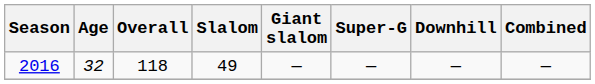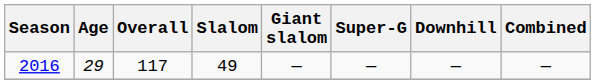(93, 66) 32 -> (93, 66) 29
(153, 66) 118 -> (153, 66) 117
